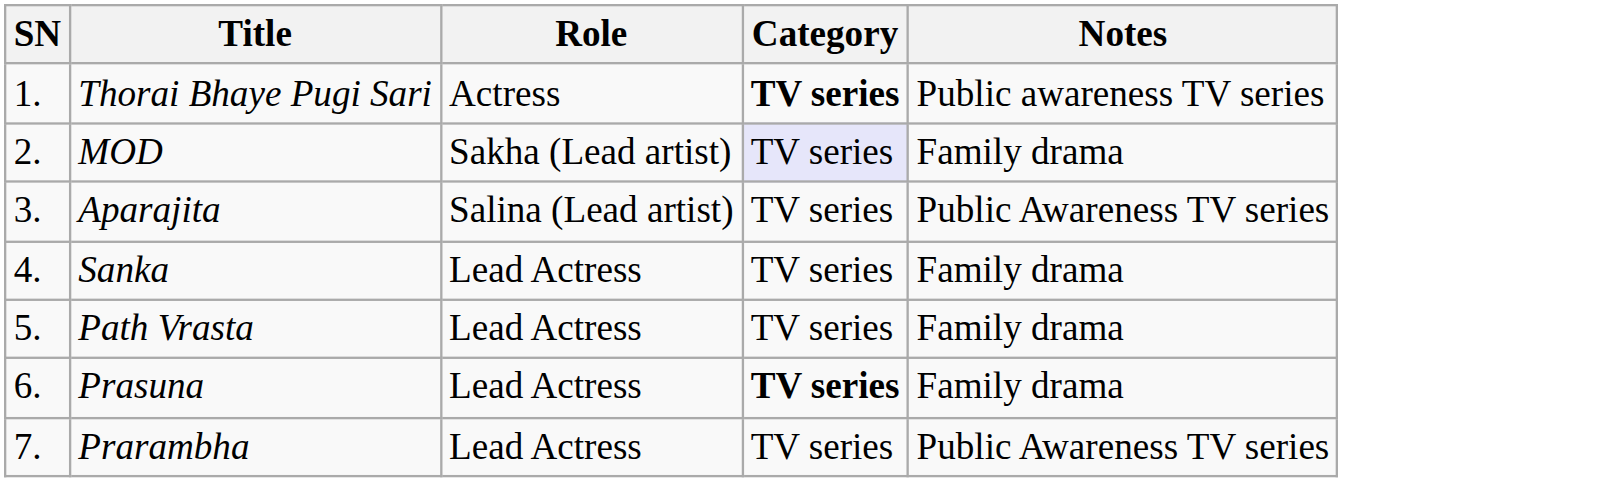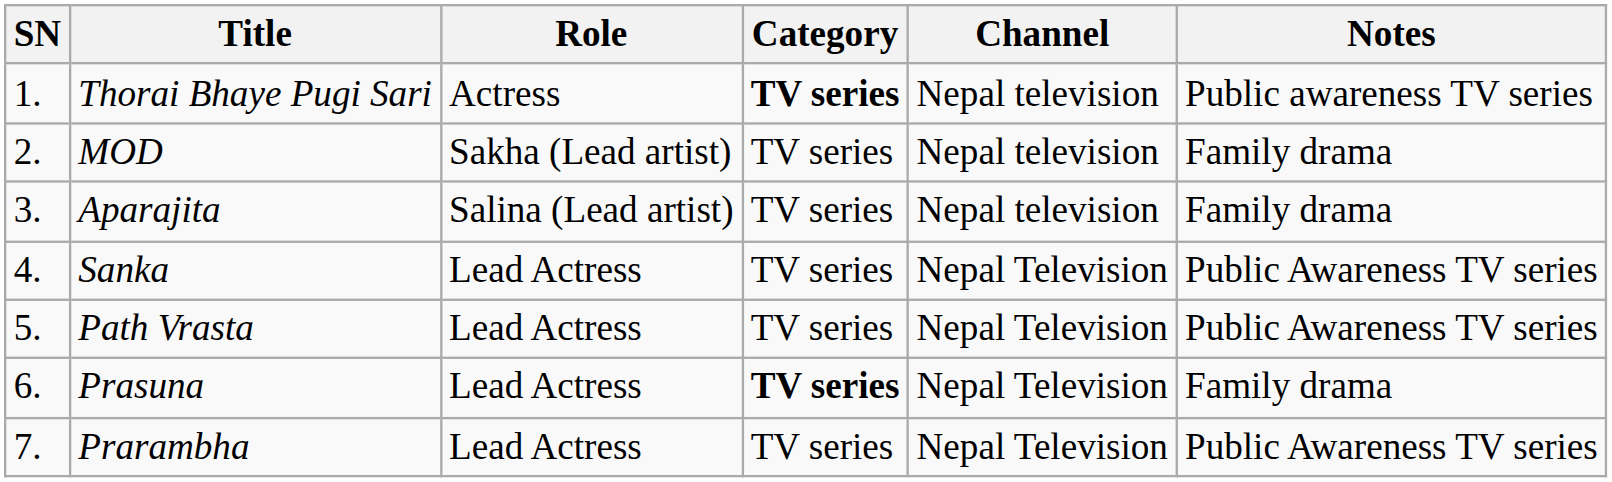+ column: (1042, 33)
(822, 151) lavender background -> (822, 151) no background
(1123, 210) Public Awareness TV series -> (1289, 210) Family drama
(1020, 269) Family drama -> (1391, 269) Public Awareness TV series
(1020, 328) Family drama -> (1391, 328) Public Awareness TV series
